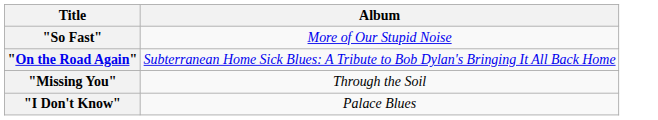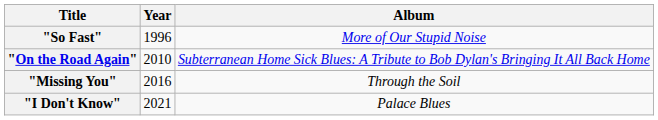+ column: (158, 15)
